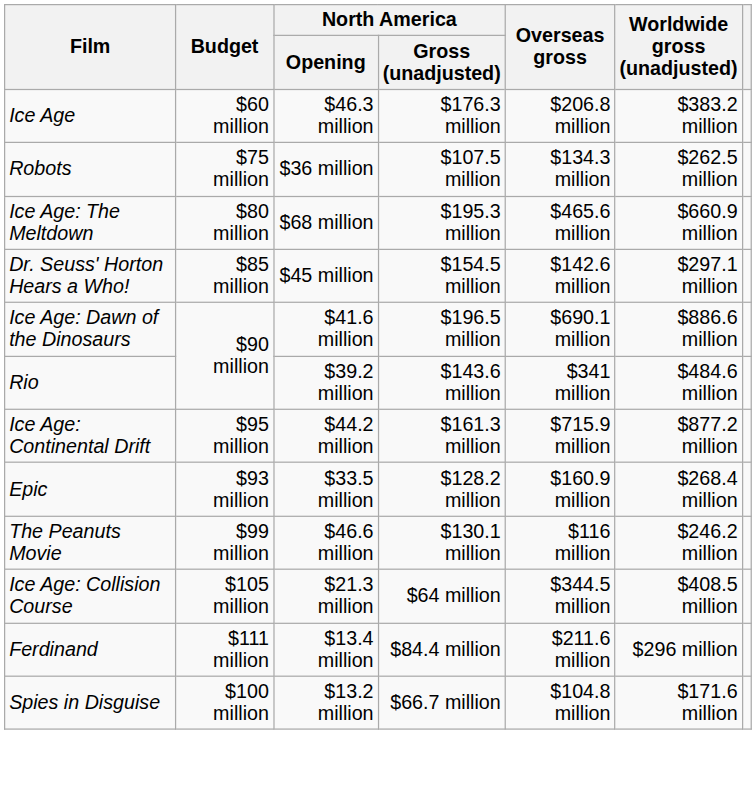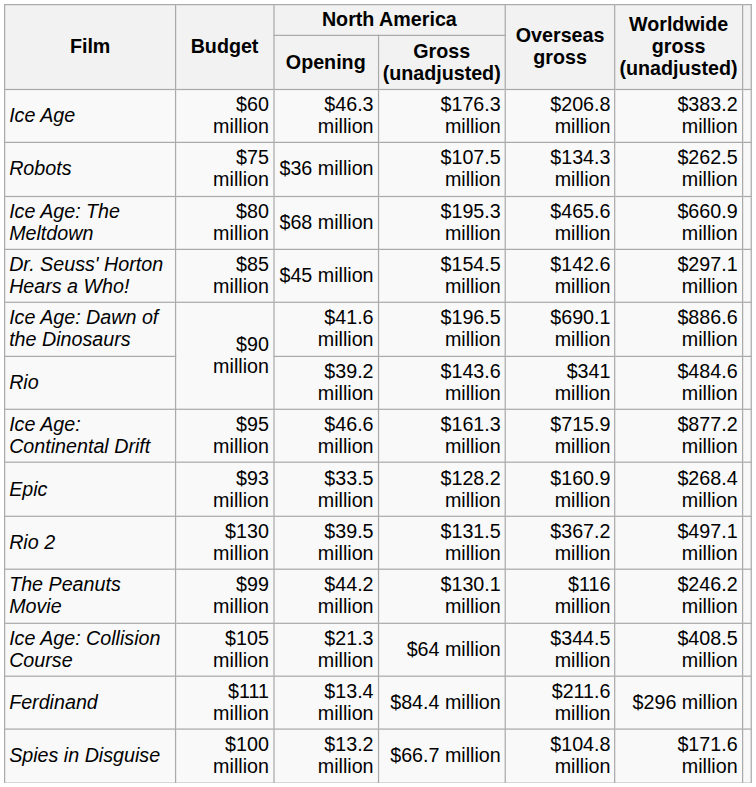(346, 435) $44.2 million -> (346, 435) $46.6 million
+ row: (32, 542)
(346, 542) $46.6 million -> (346, 595) $44.2 million
